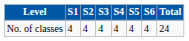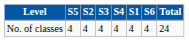columns swapped: (73, 12) <-> (134, 12)
